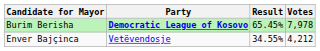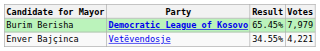(300, 25) 7,978 -> (300, 25) 7,979
(300, 39) 4,212 -> (300, 39) 4,221
